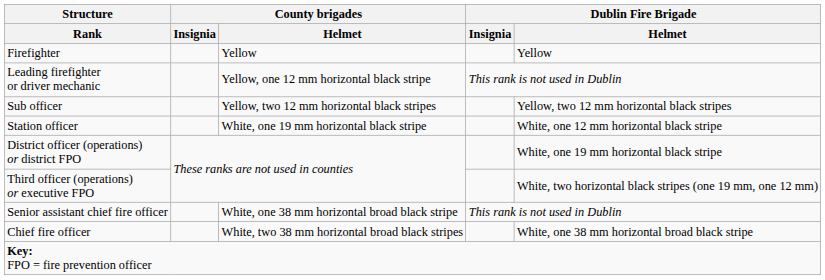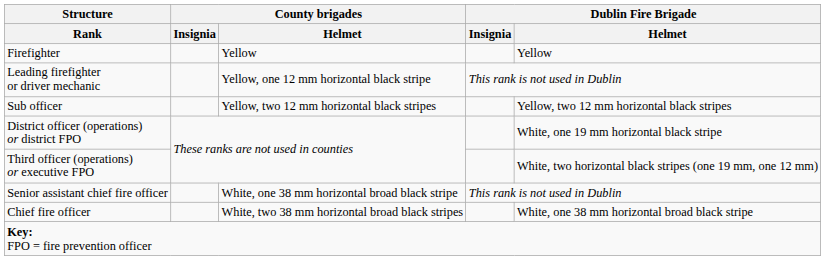- row: (43, 125)
